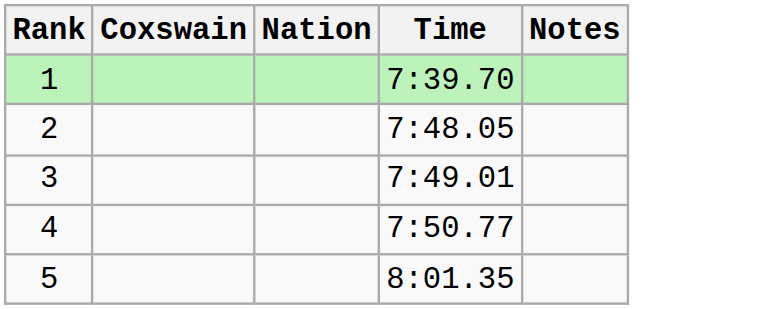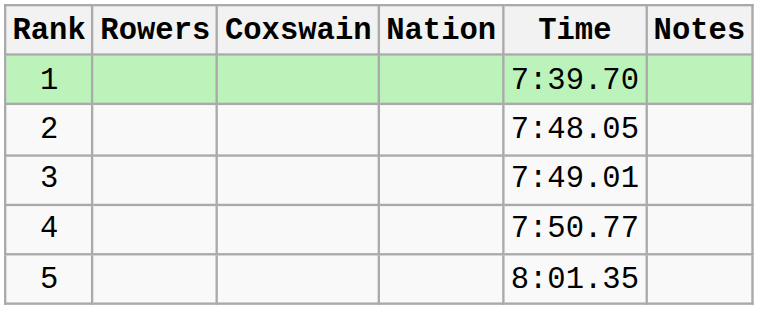+ column: (155, 30)
